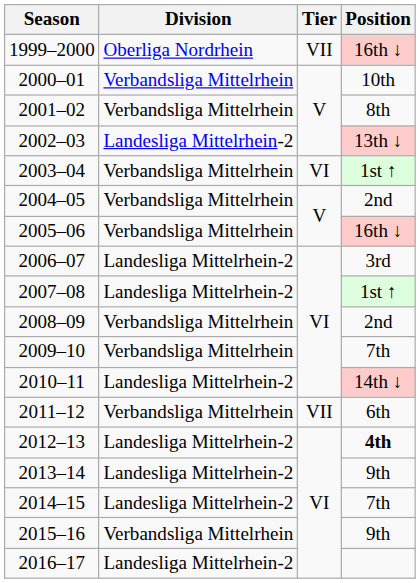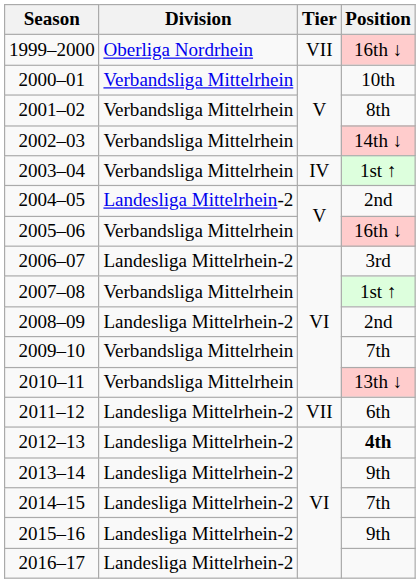(198, 140) Landesliga Mittelrhein-2 -> (198, 140) Verbandsliga Mittelrhein
(378, 140) 13th ↓ -> (378, 140) 14th ↓
(319, 170) VI -> (319, 170) IV
(198, 200) Verbandsliga Mittelrhein -> (198, 200) Landesliga Mittelrhein-2
(198, 291) Landesliga Mittelrhein-2 -> (198, 291) Verbandsliga Mittelrhein
(198, 321) Verbandsliga Mittelrhein -> (198, 321) Landesliga Mittelrhein-2
(198, 381) Landesliga Mittelrhein-2 -> (198, 381) Verbandsliga Mittelrhein
(378, 381) 14th ↓ -> (378, 381) 13th ↓
(198, 412) Verbandsliga Mittelrhein -> (198, 412) Landesliga Mittelrhein-2
(198, 532) Verbandsliga Mittelrhein -> (198, 532) Landesliga Mittelrhein-2
